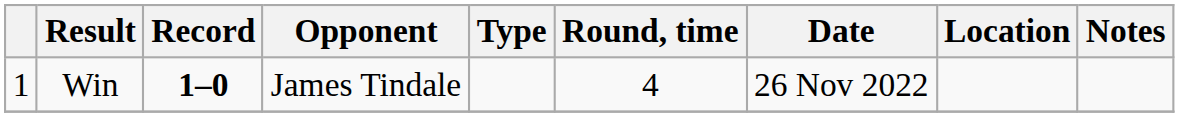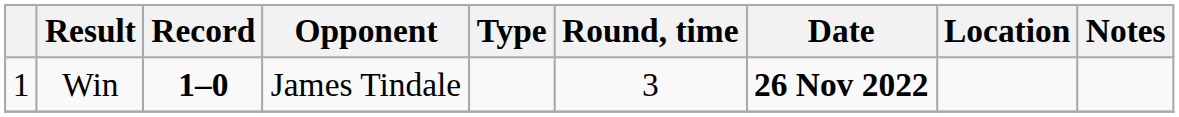(650, 84) 4 -> (650, 84) 3
(841, 84) normal -> (841, 84) bold
